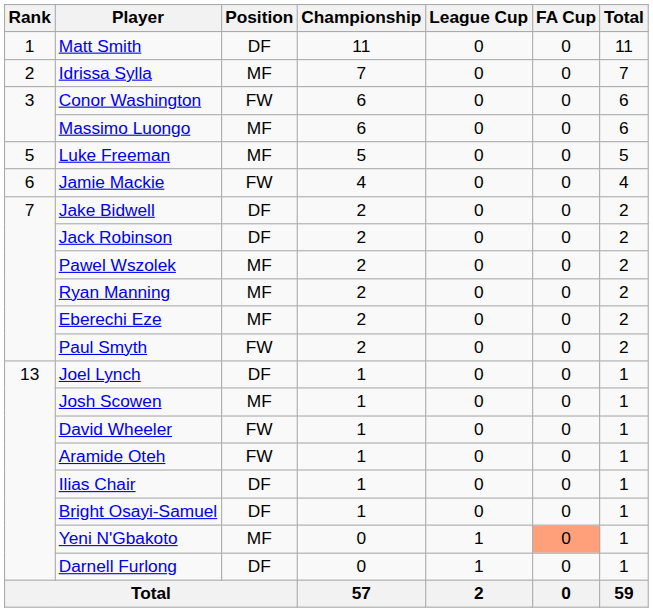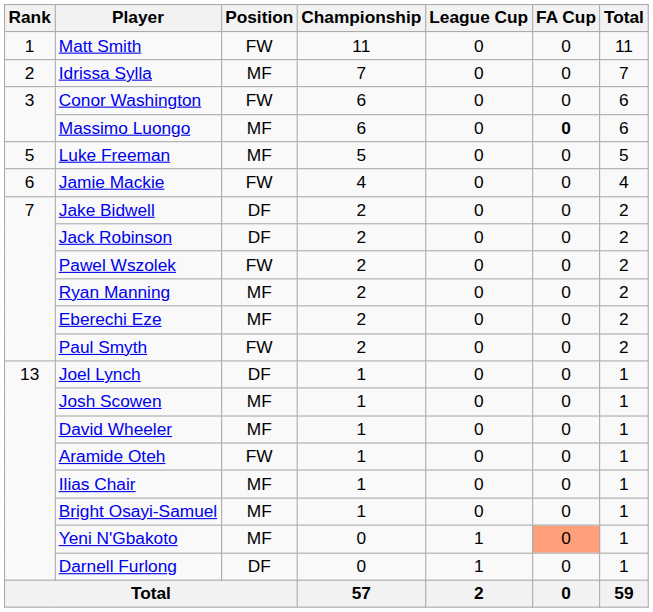(259, 45) DF -> (259, 45) FW
(566, 127) normal -> (566, 127) bold
(259, 264) MF -> (259, 264) FW
(259, 429) FW -> (259, 429) MF
(259, 484) DF -> (259, 484) MF
(259, 511) DF -> (259, 511) MF
